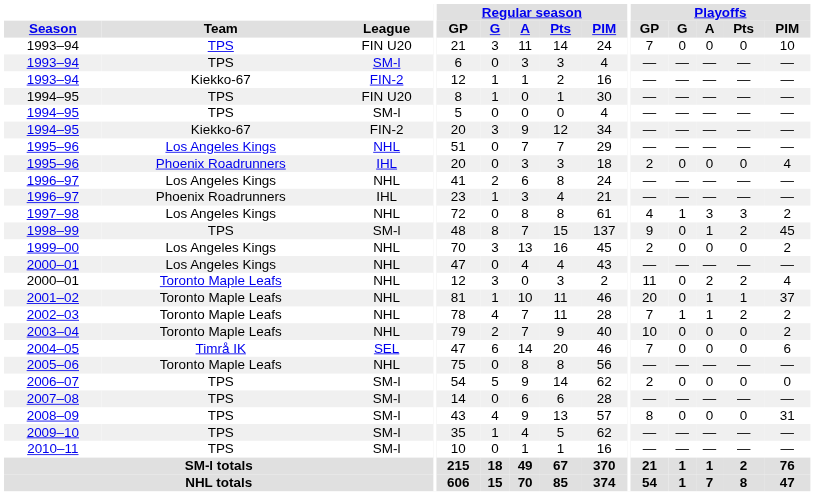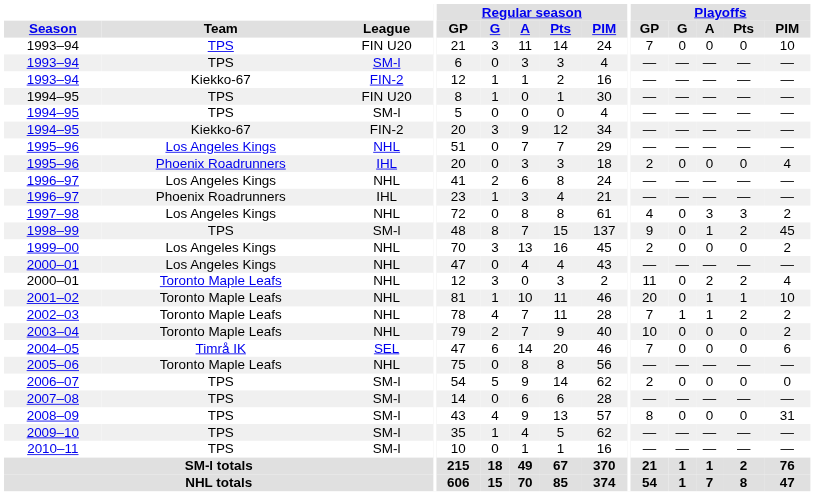(682, 214) 1 -> (682, 214) 0
(787, 298) 37 -> (787, 298) 10
